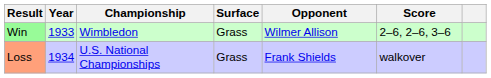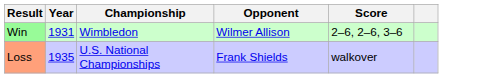- column: (238, 13)
(61, 32) 1933 -> (61, 32) 1931
(61, 57) 1934 -> (61, 57) 1935
